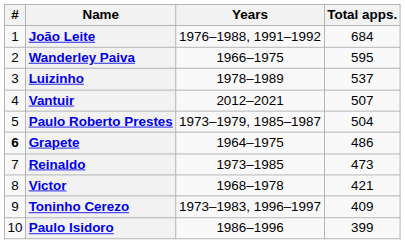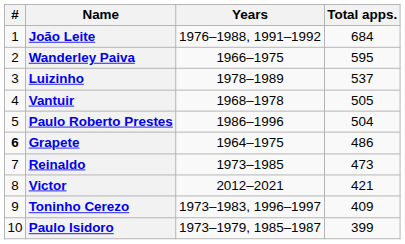(250, 100) 2012–2021 -> (250, 100) 1968–1978
(362, 100) 507 -> (362, 100) 505
(250, 121) 1973–1979, 1985–1987 -> (250, 121) 1986–1996
(250, 185) 1968–1978 -> (250, 185) 2012–2021
(250, 228) 1986–1996 -> (250, 228) 1973–1979, 1985–1987
